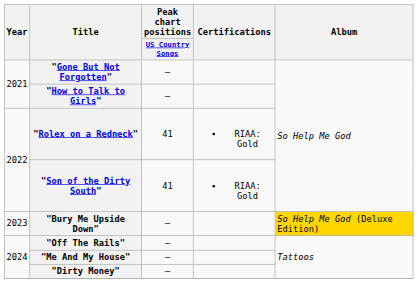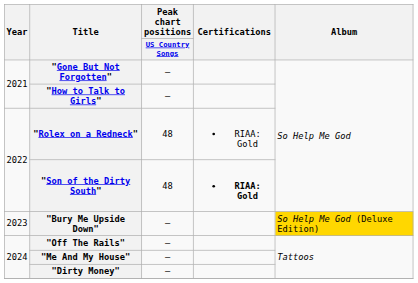(168, 134) 41 -> (168, 134) 48
(168, 186) 41 -> (168, 186) 48
(234, 191) normal -> (234, 191) bold
